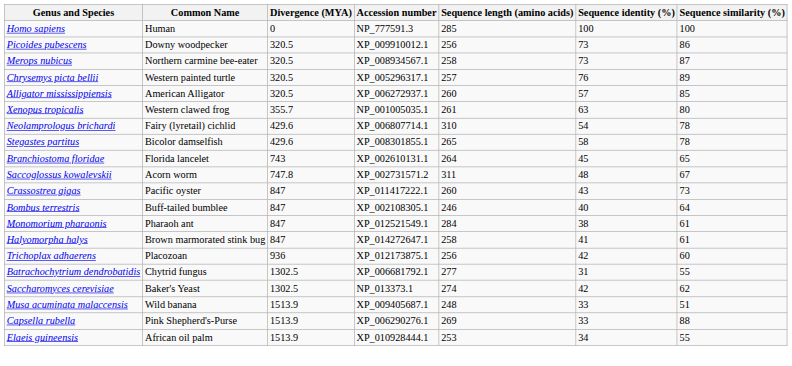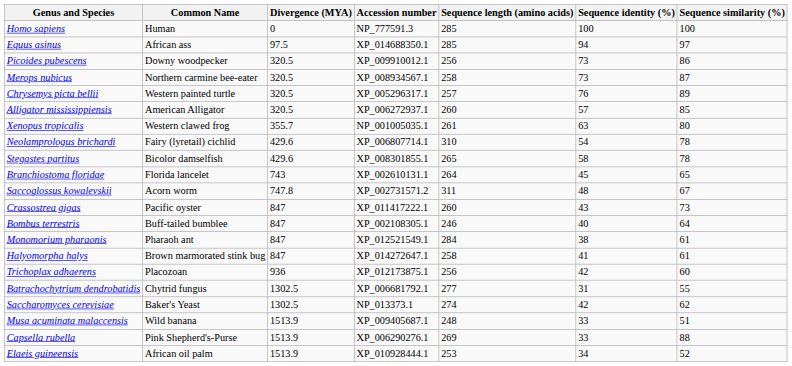+ row: (34, 45)
(685, 337) 55 -> (685, 353) 52
